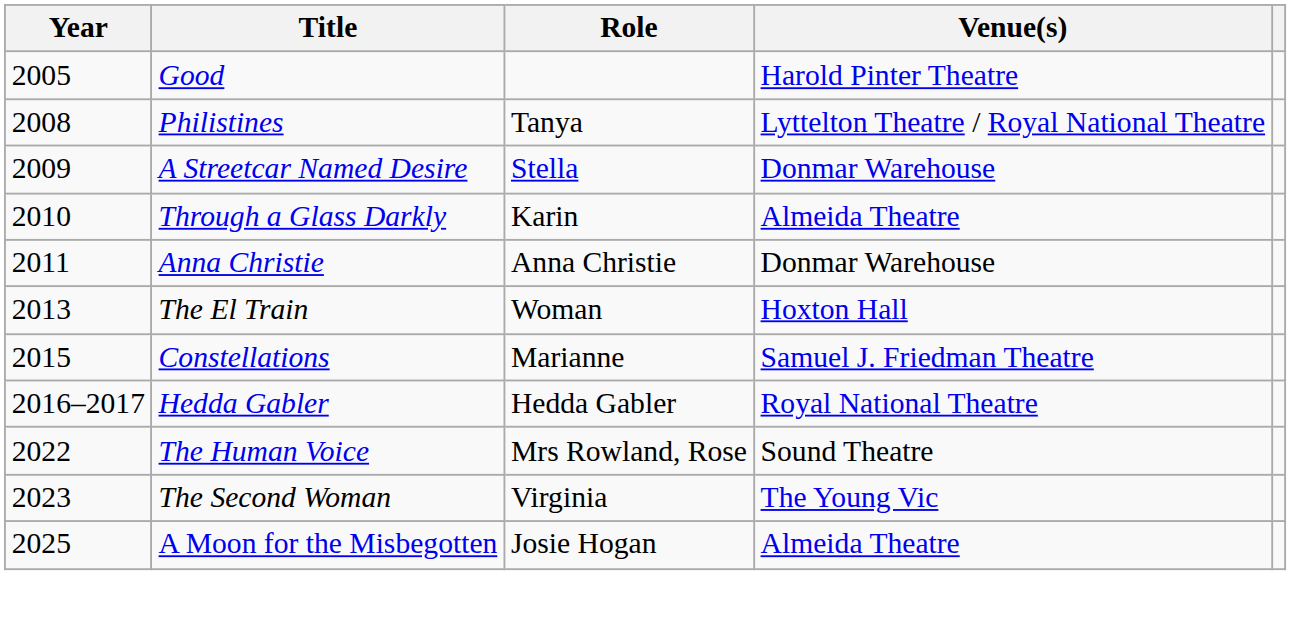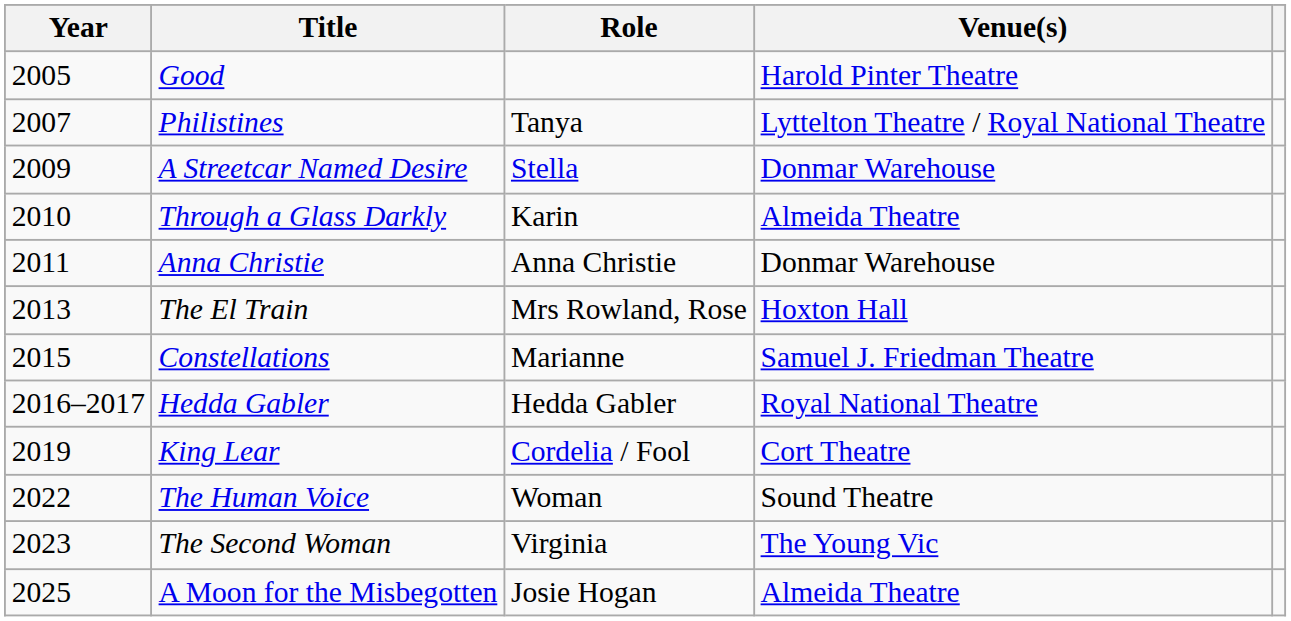(41, 121) 2008 -> (41, 121) 2007
(557, 309) Woman -> (629, 309) Mrs Rowland, Rose
+ row: (219, 450)
(629, 450) Mrs Rowland, Rose -> (557, 497) Woman
